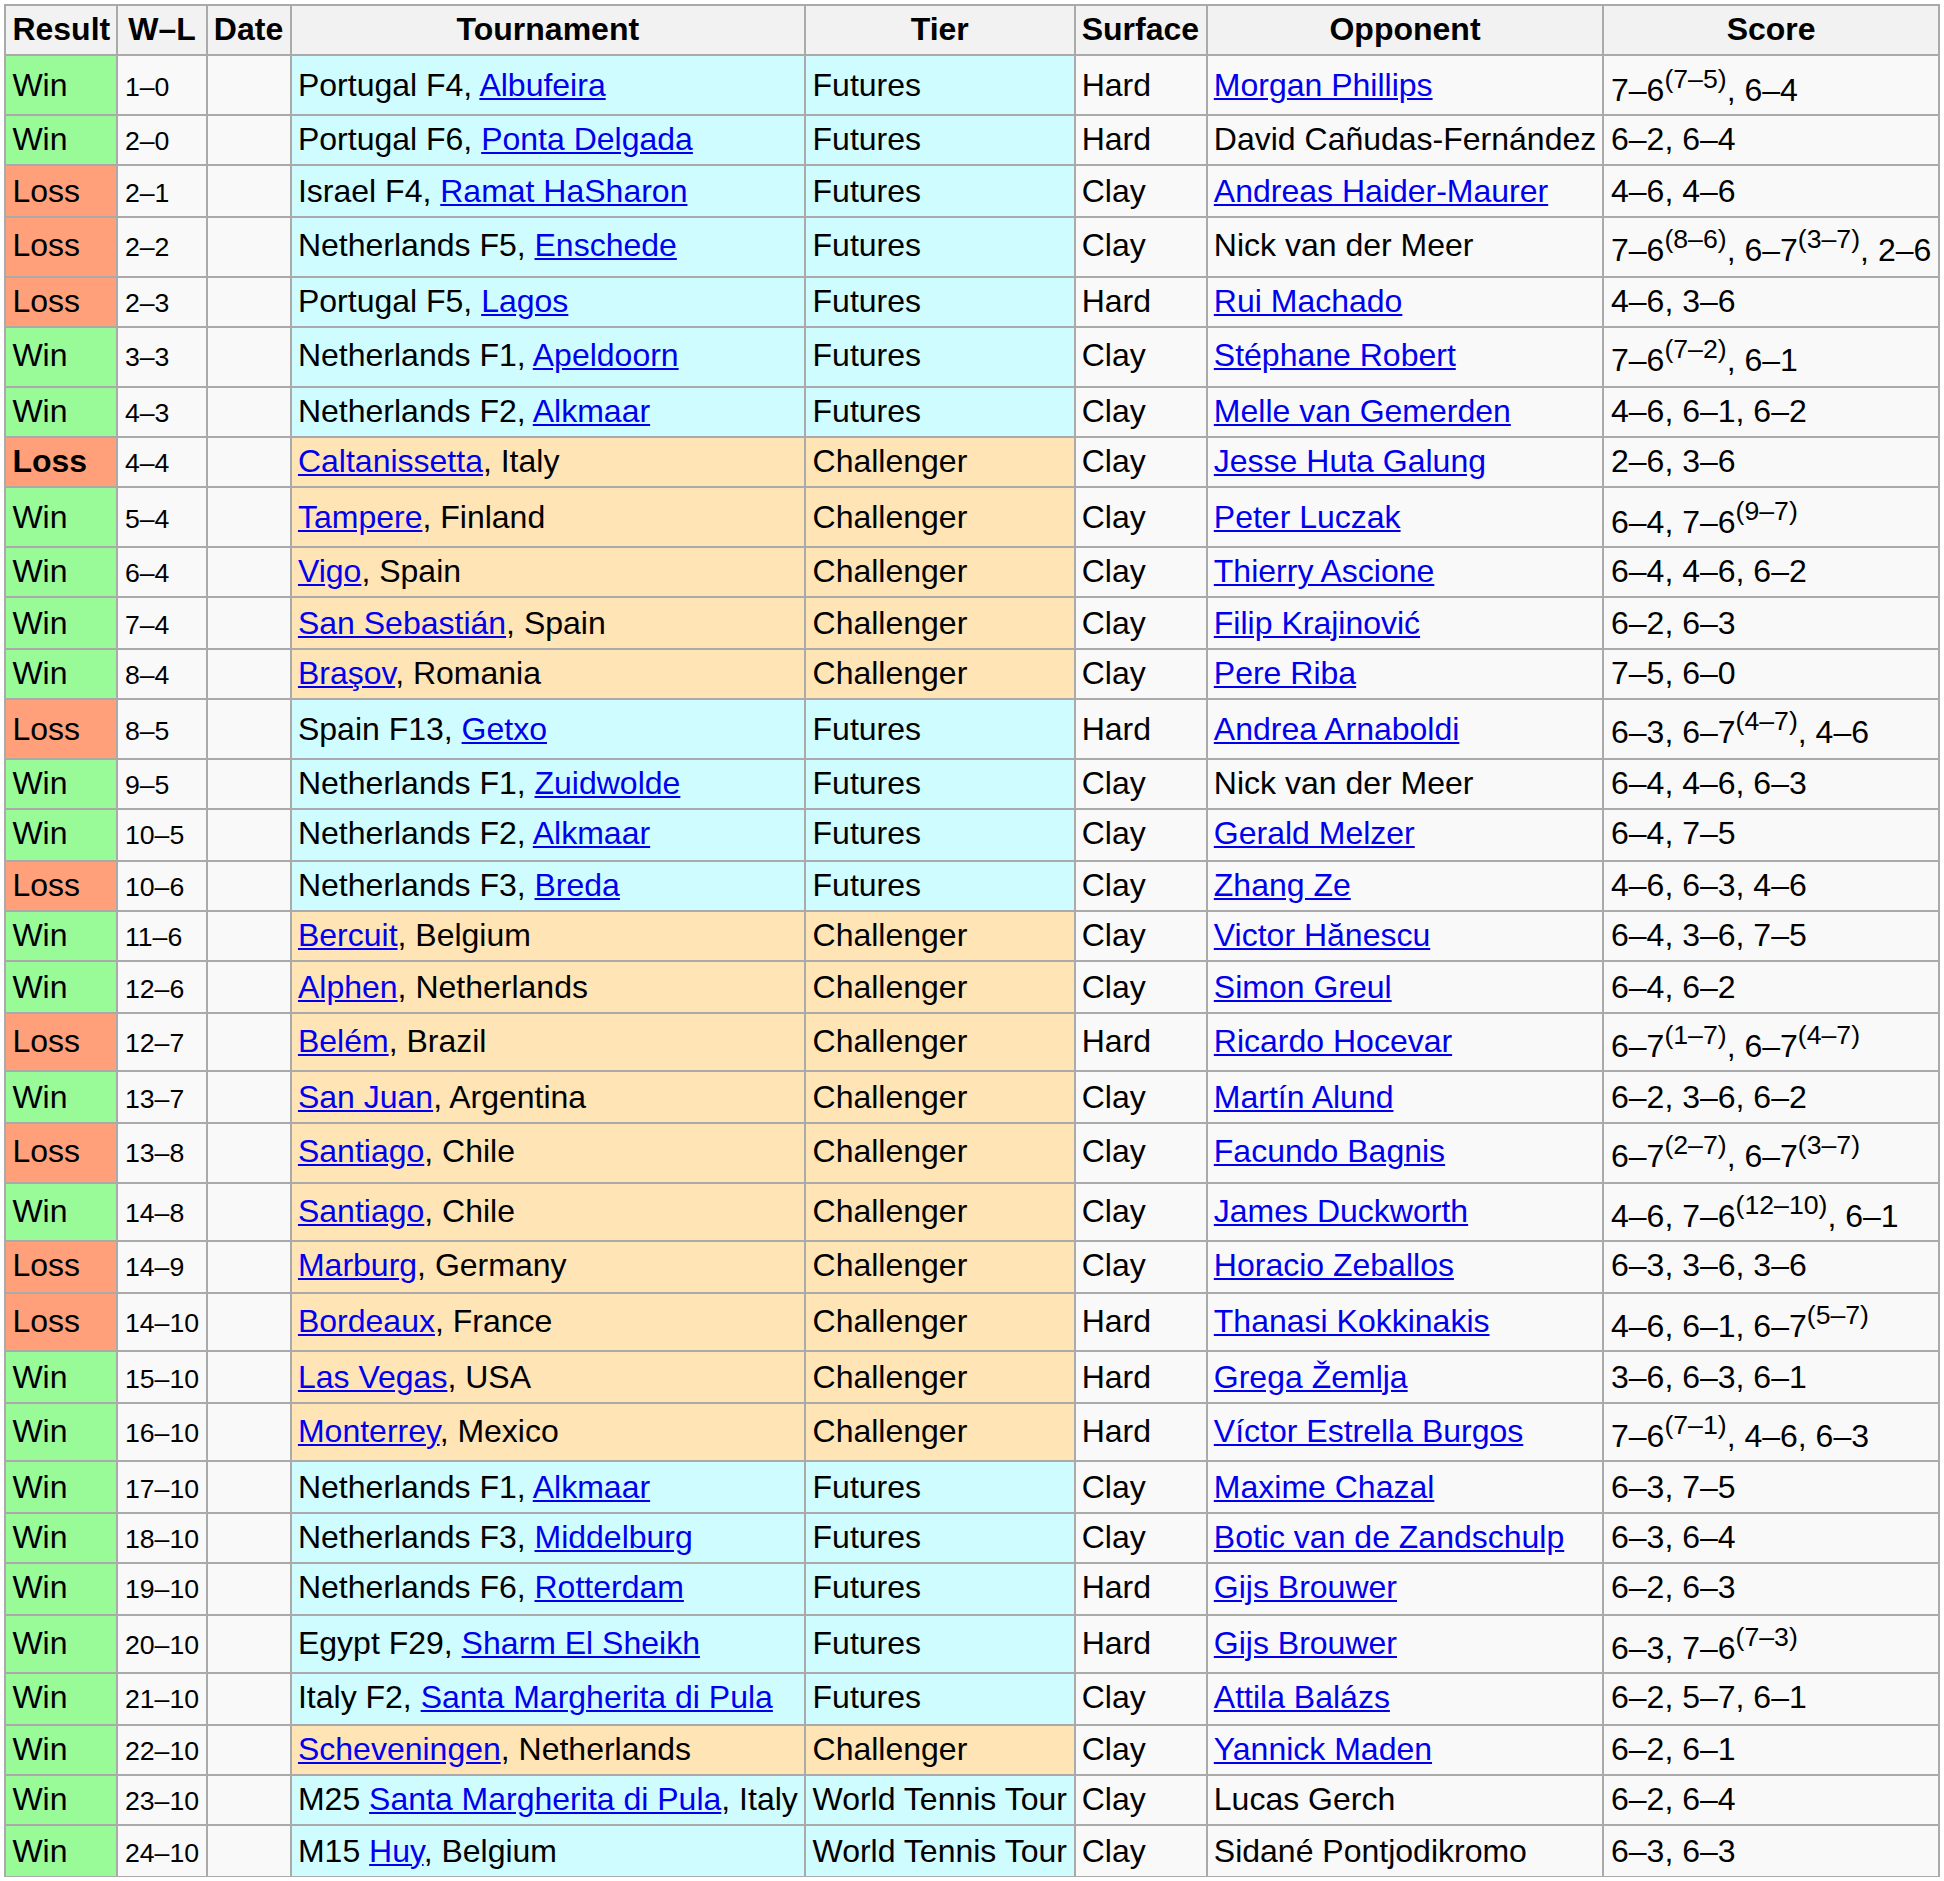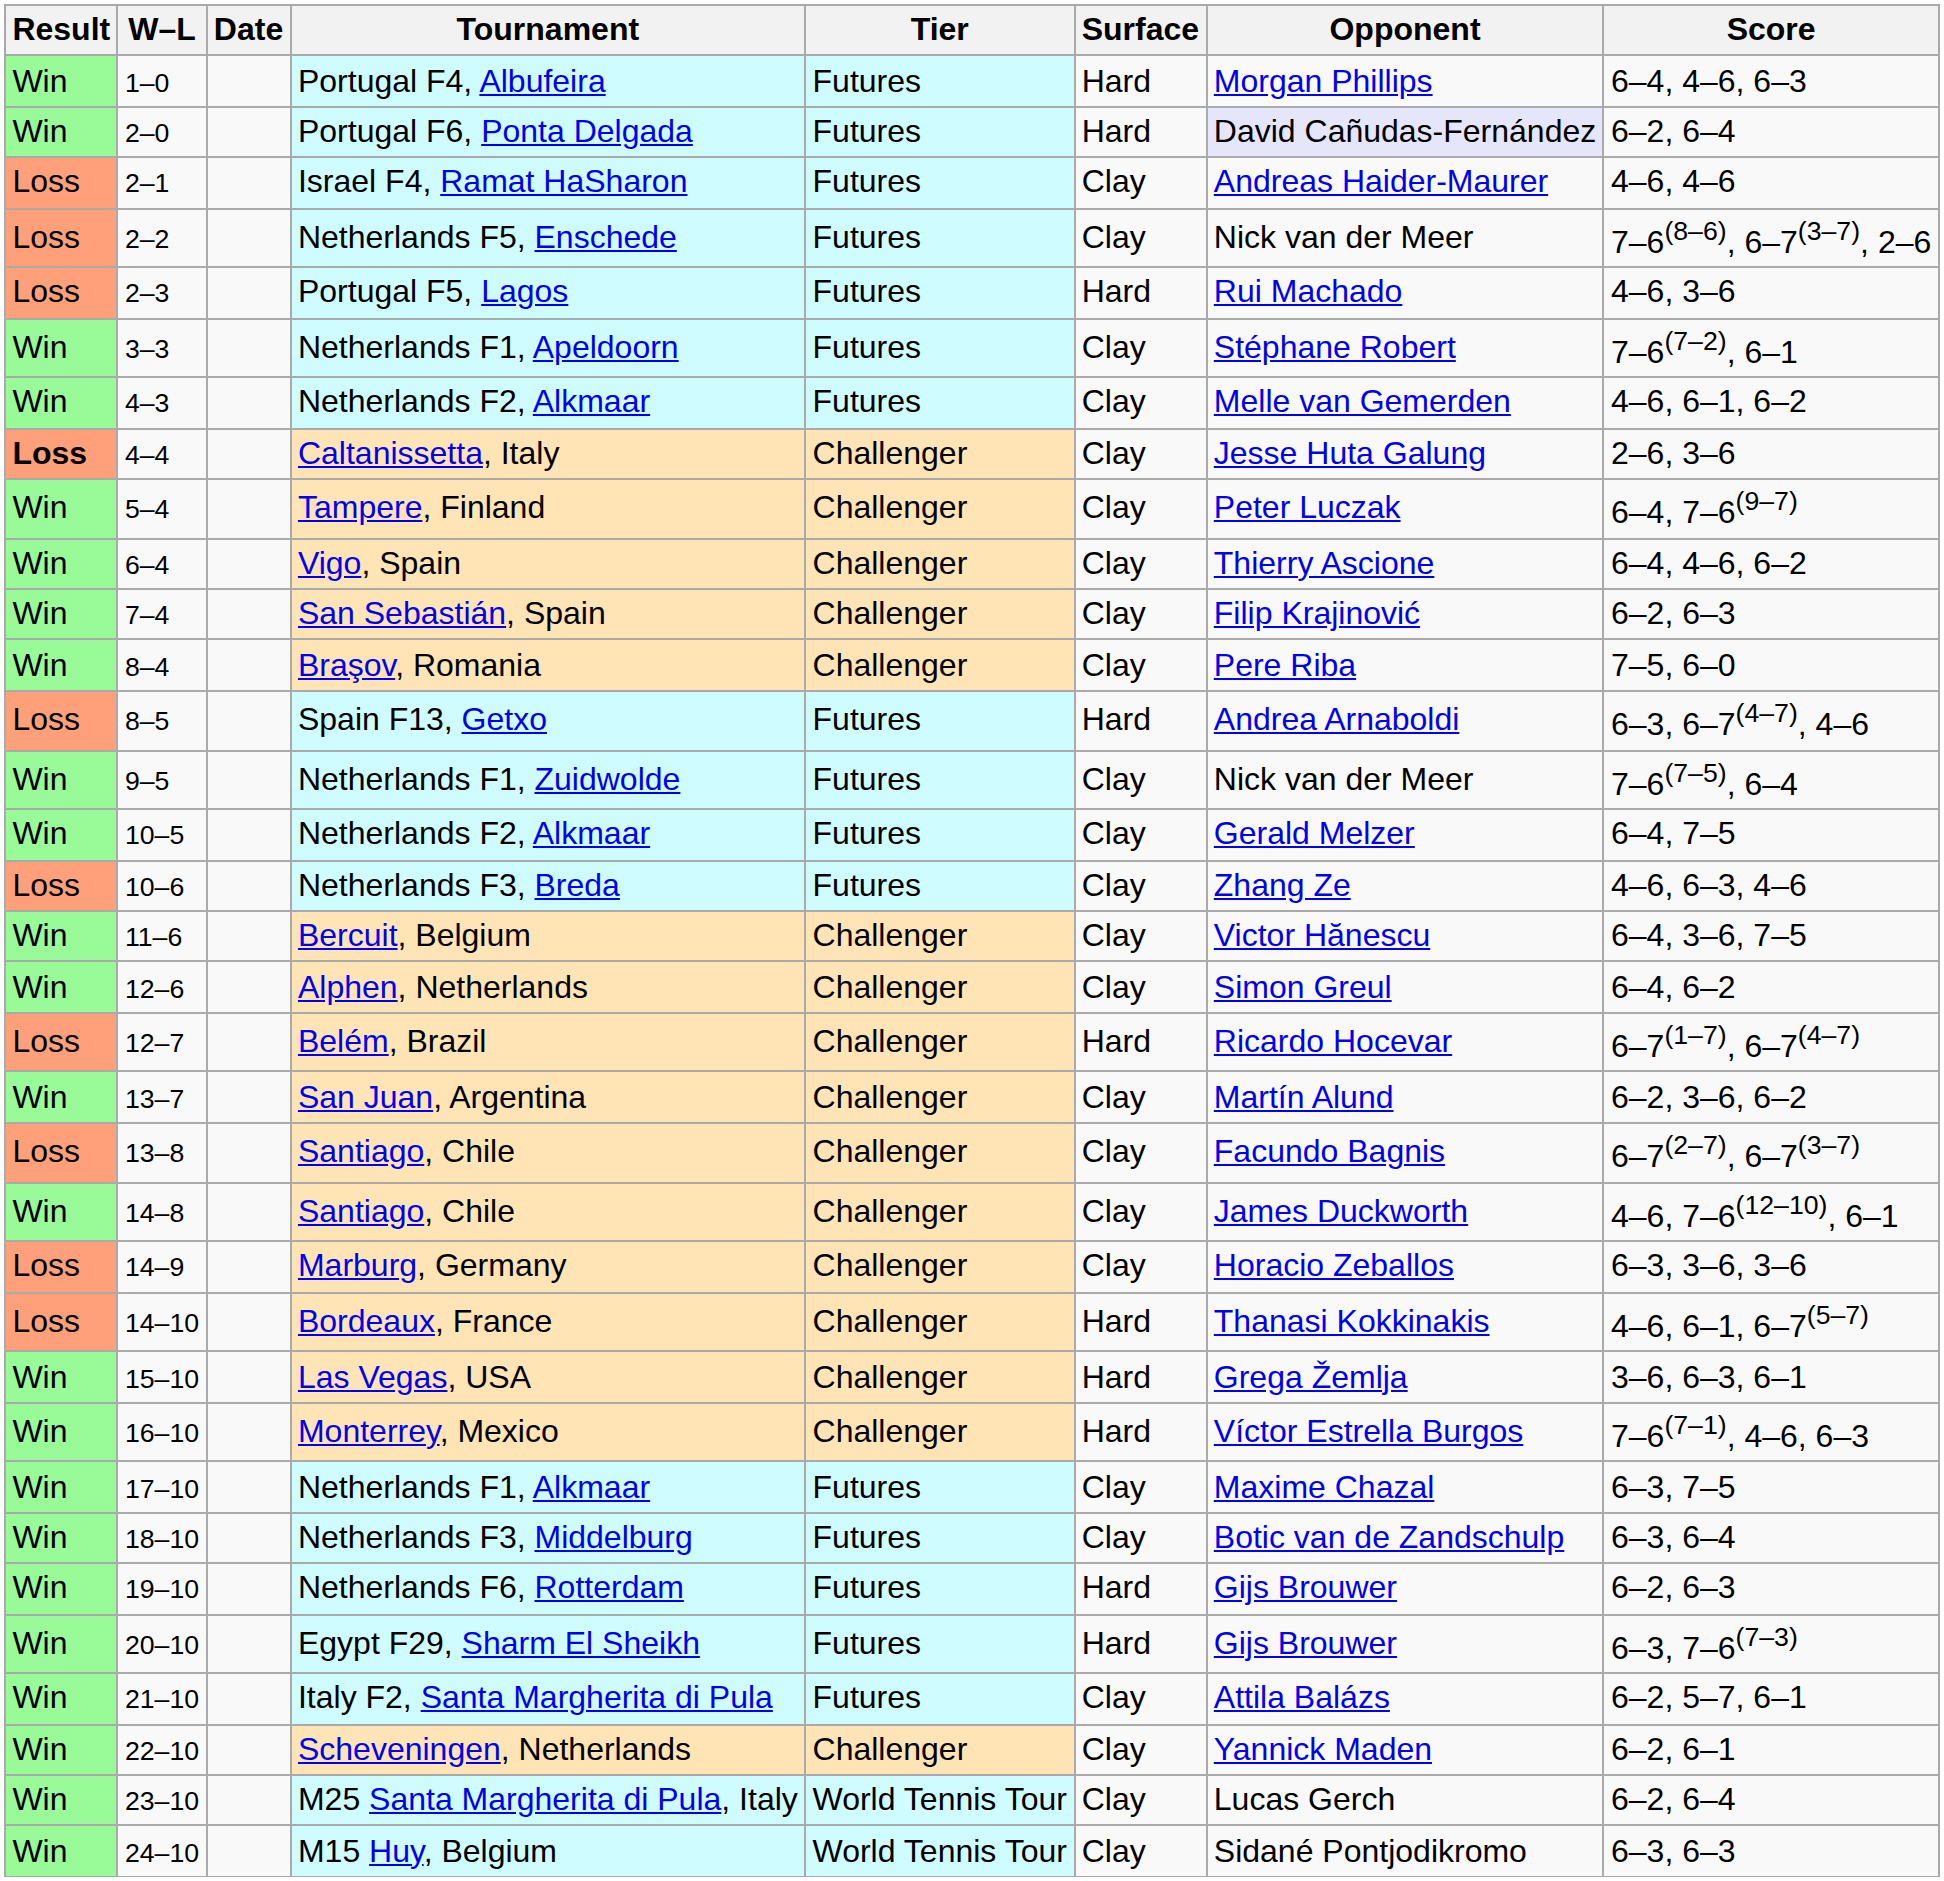(1704, 84) 7–6(7–5), 6–4 -> (1709, 80) 6–4, 4–6, 6–3
(1405, 140) no background -> (1405, 131) lavender background
(1709, 783) 6–4, 4–6, 6–3 -> (1704, 779) 7–6(7–5), 6–4
